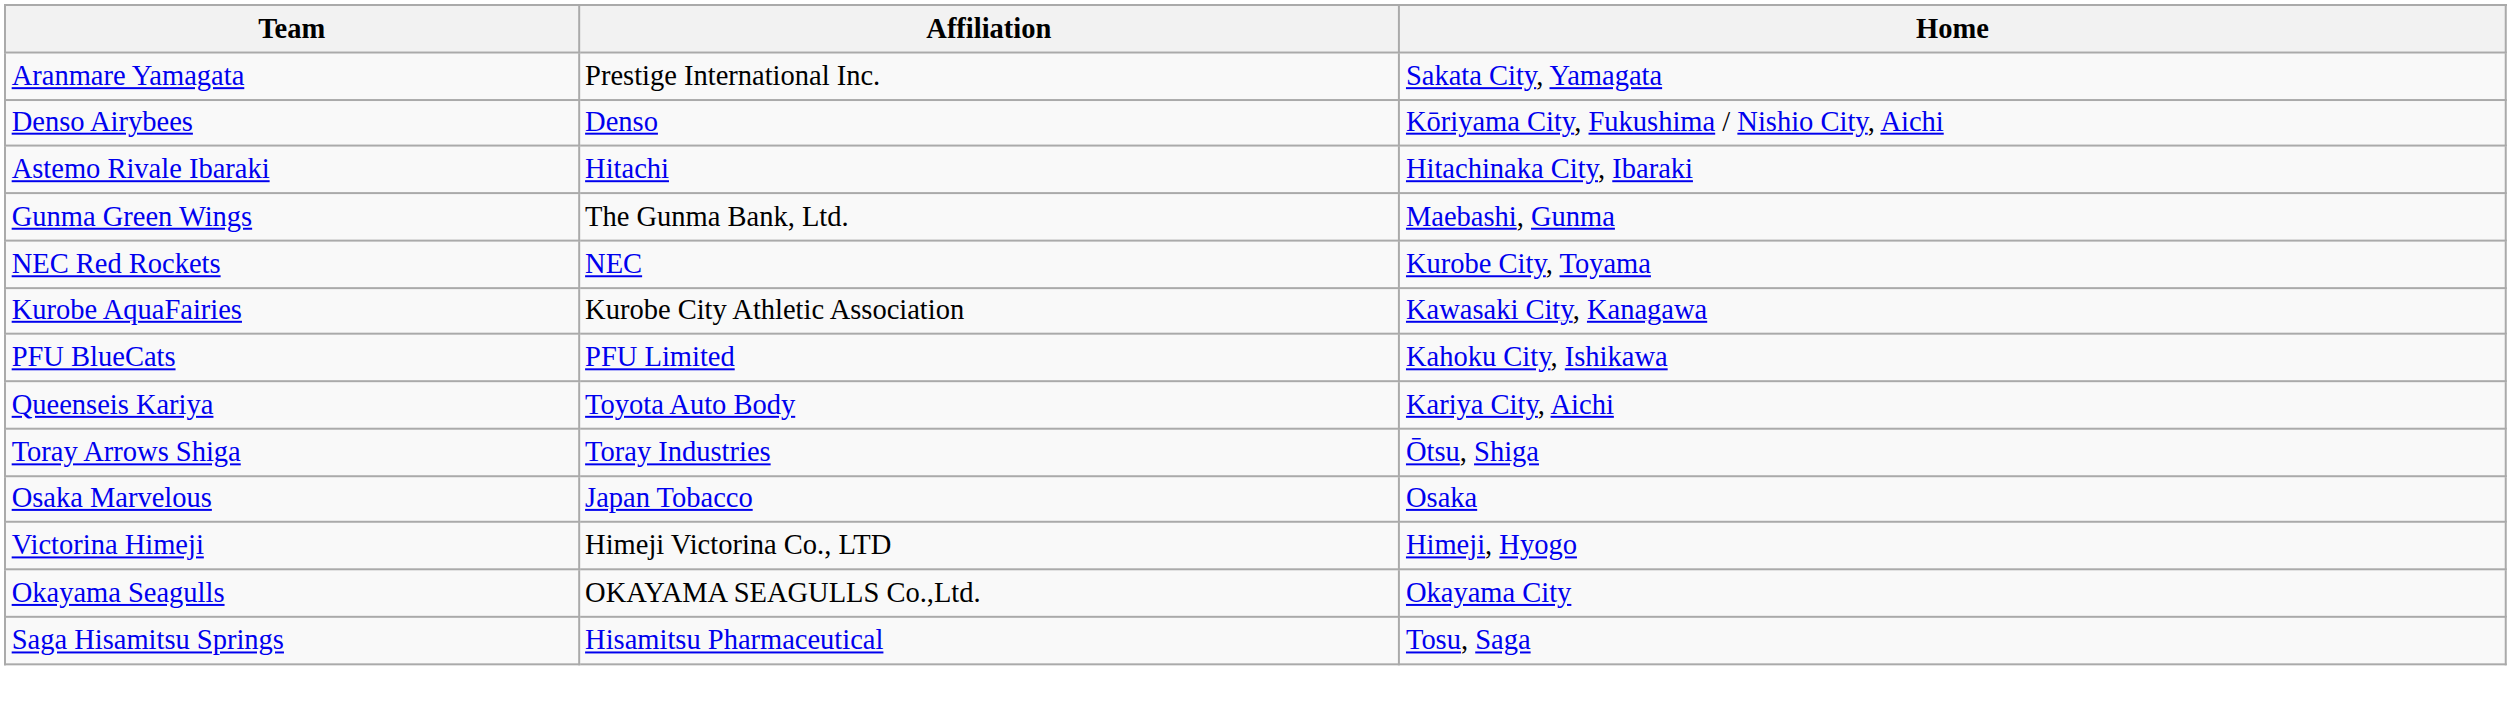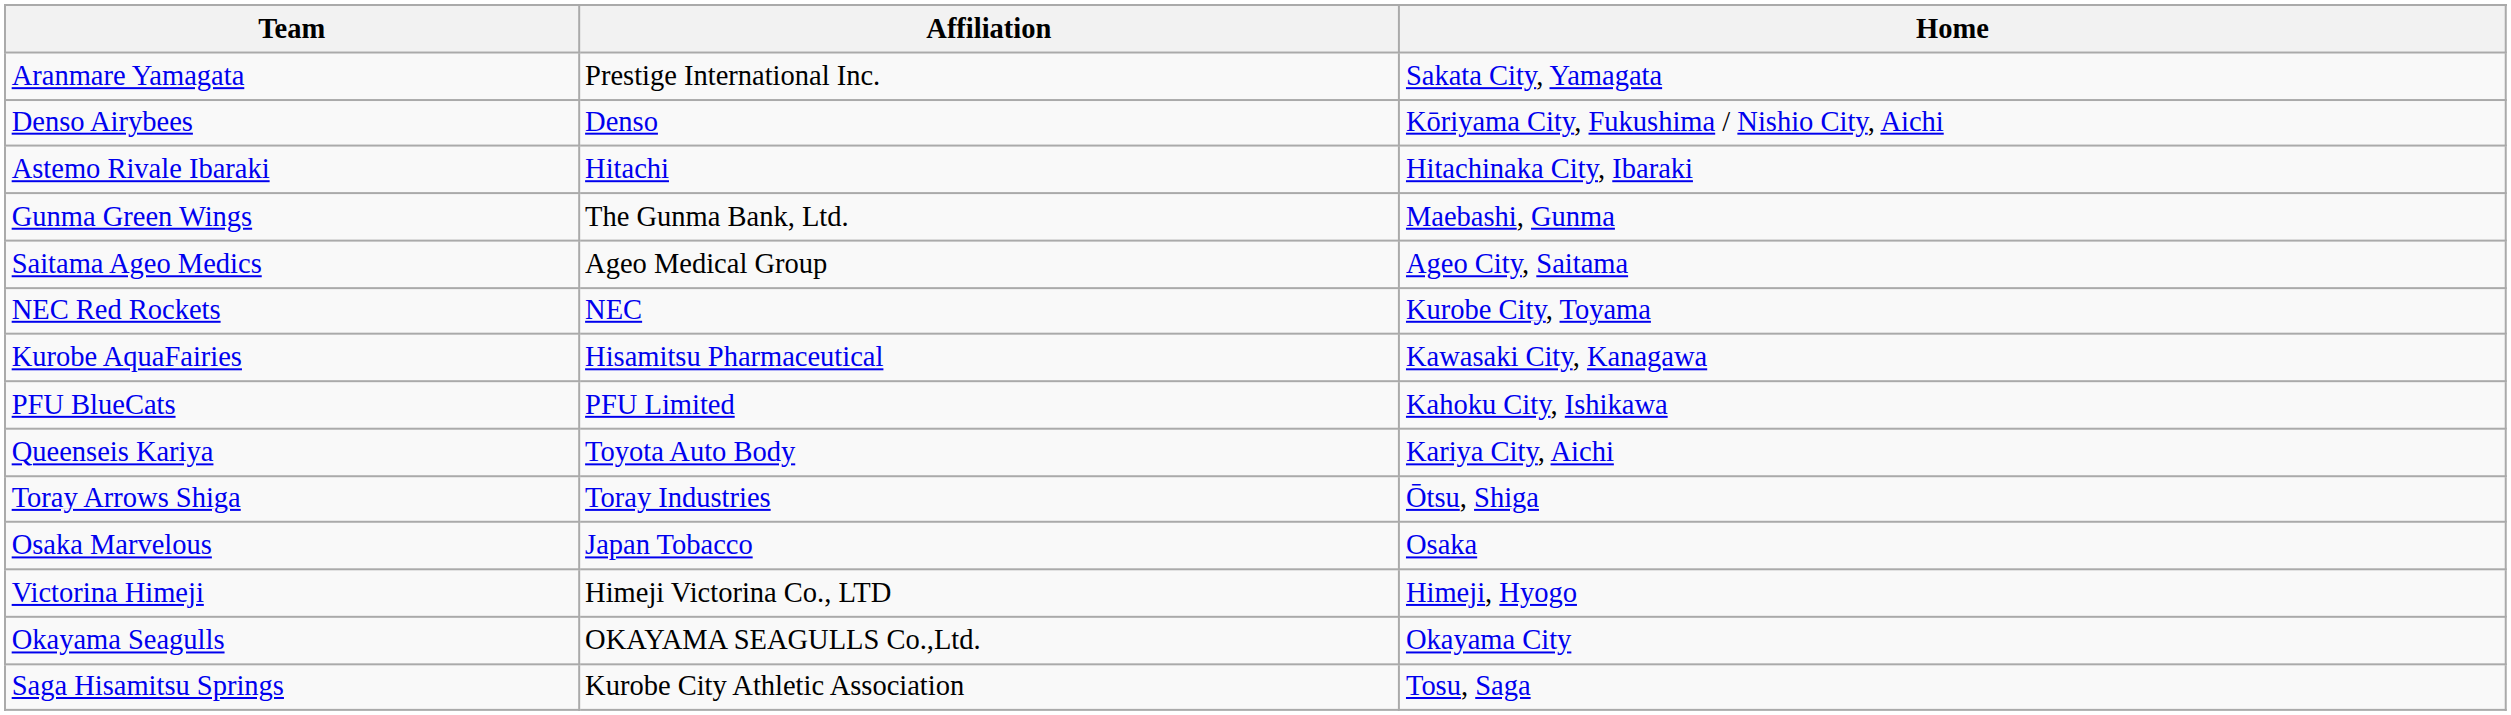+ row: (137, 263)
(775, 310) Kurobe City Athletic Association -> (734, 357) Hisamitsu Pharmaceutical
(734, 639) Hisamitsu Pharmaceutical -> (775, 686) Kurobe City Athletic Association
